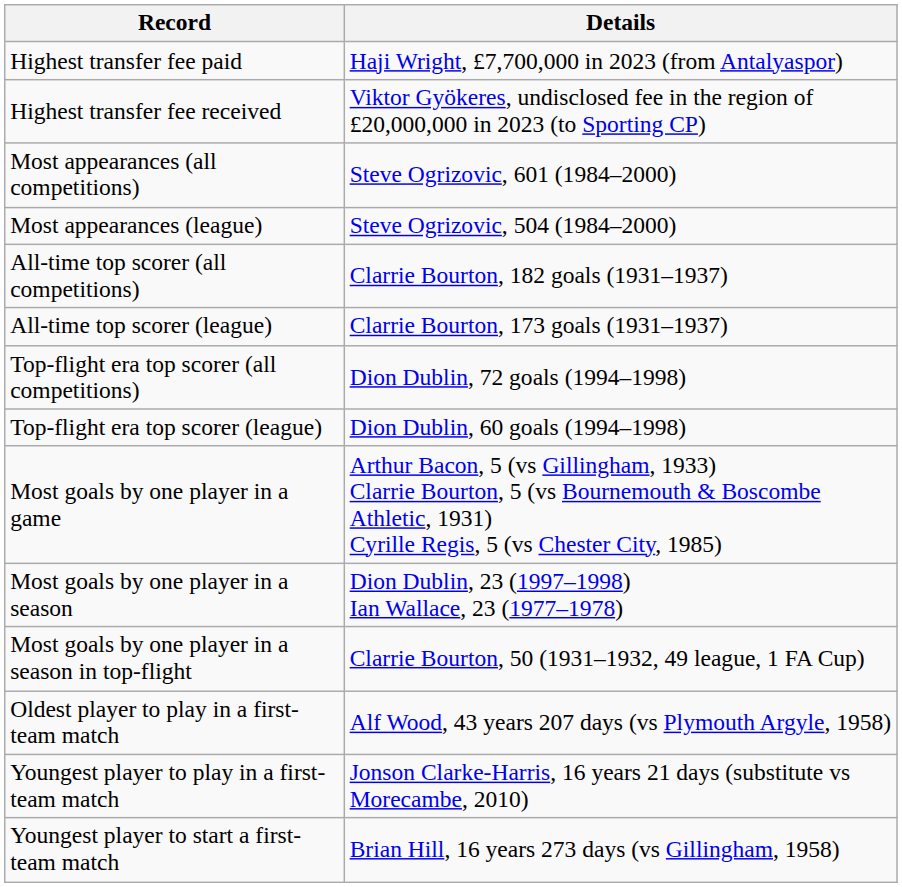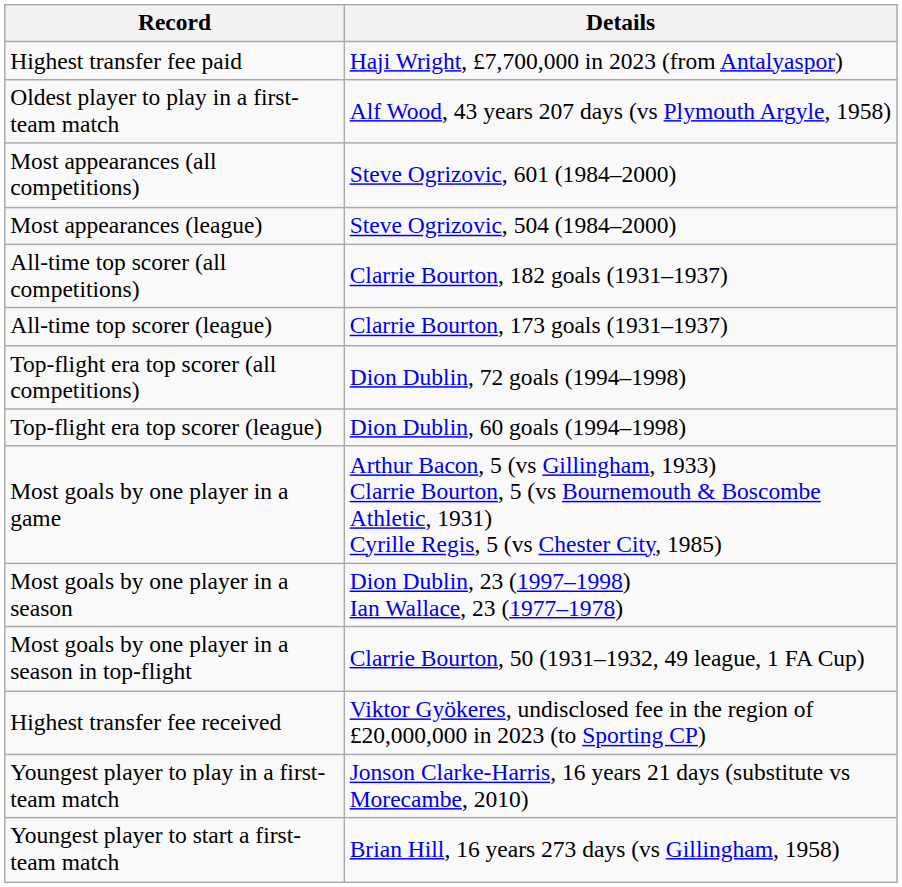rows swapped: (146, 110) <-> (155, 722)
